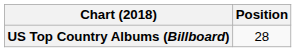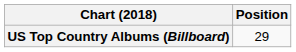(262, 36) 28 -> (262, 36) 29
